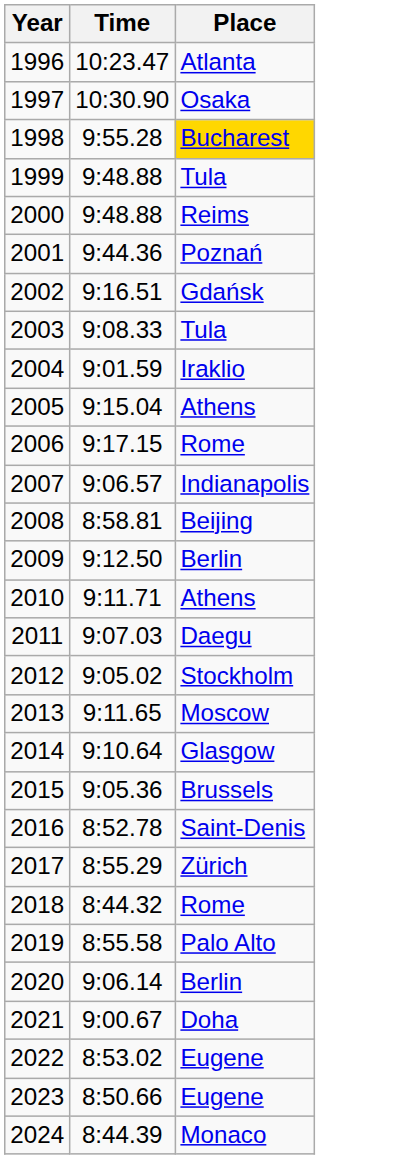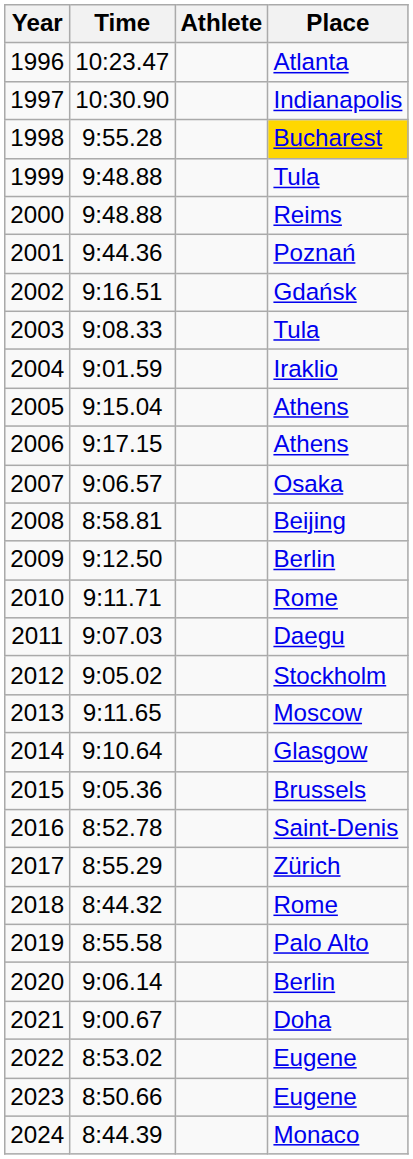+ column: (221, 23)
(215, 100) Osaka -> (338, 100) Indianapolis
(213, 445) Rome -> (311, 445) Athens
(245, 483) Indianapolis -> (308, 483) Osaka
(218, 598) Athens -> (306, 598) Rome
